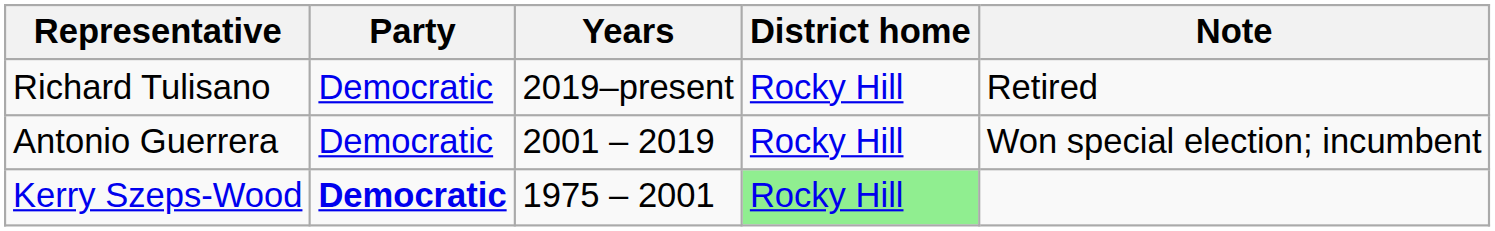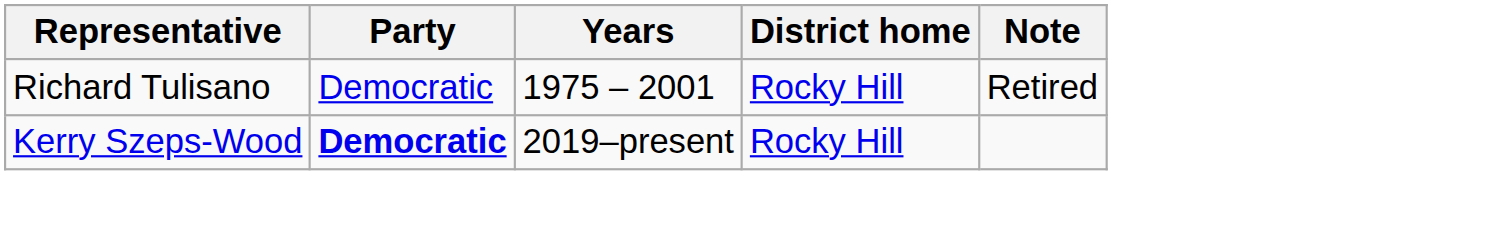(628, 86) 2019–present -> (619, 86) 1975 – 2001
- row: (146, 141)
(619, 196) 1975 – 2001 -> (628, 141) 2019–present
(827, 196) lightgreen background -> (827, 141) no background
